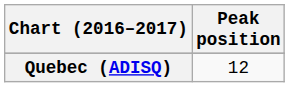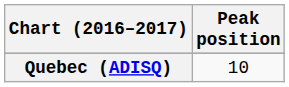(238, 68) 12 -> (238, 68) 10
